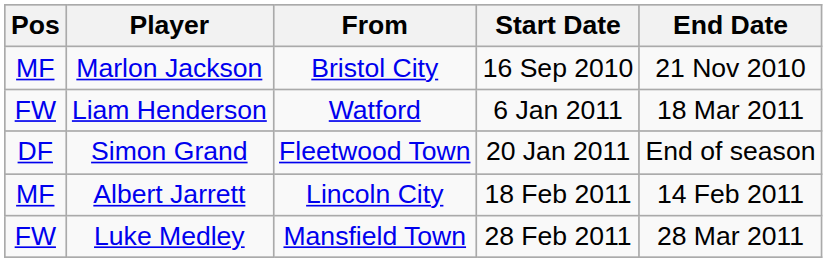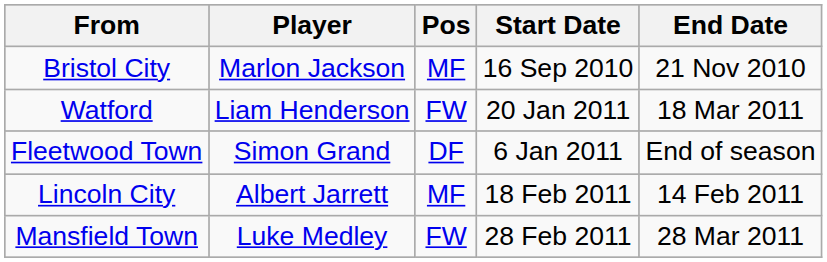columns swapped: (35, 25) <-> (375, 25)
(558, 109) 6 Jan 2011 -> (558, 109) 20 Jan 2011
(558, 151) 20 Jan 2011 -> (558, 151) 6 Jan 2011
